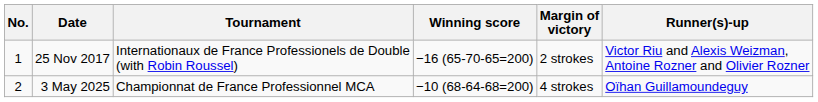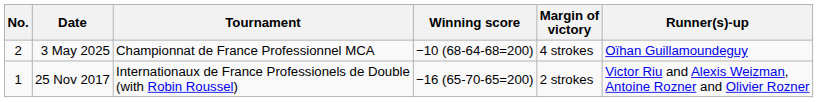rows swapped: (72, 58) <-> (75, 87)
